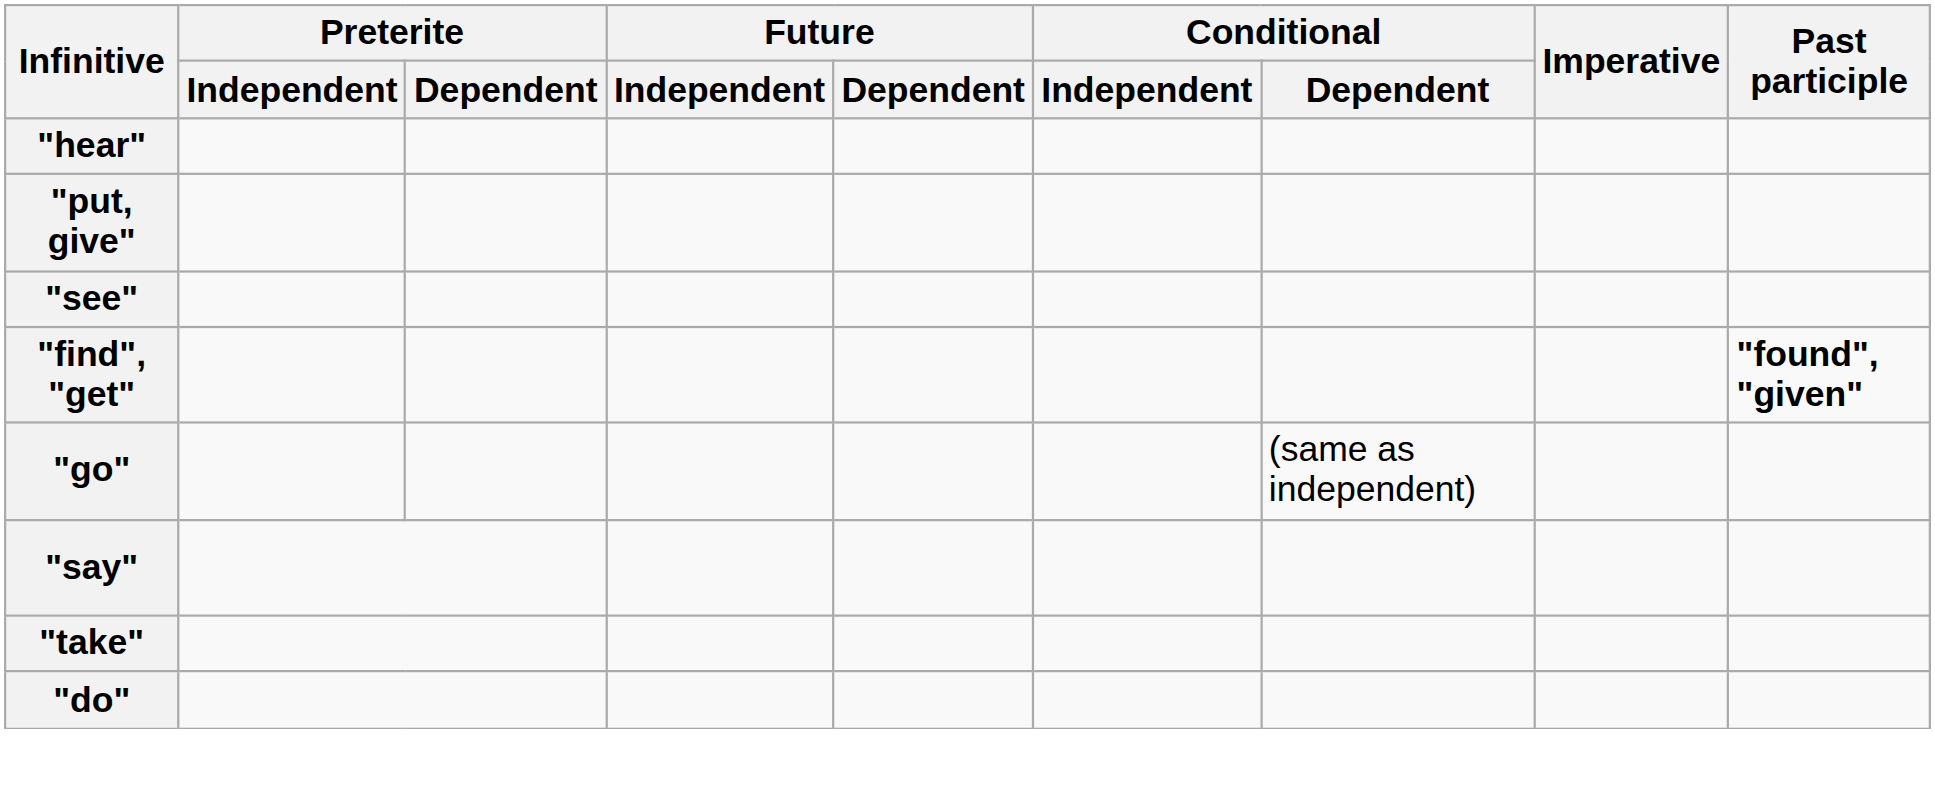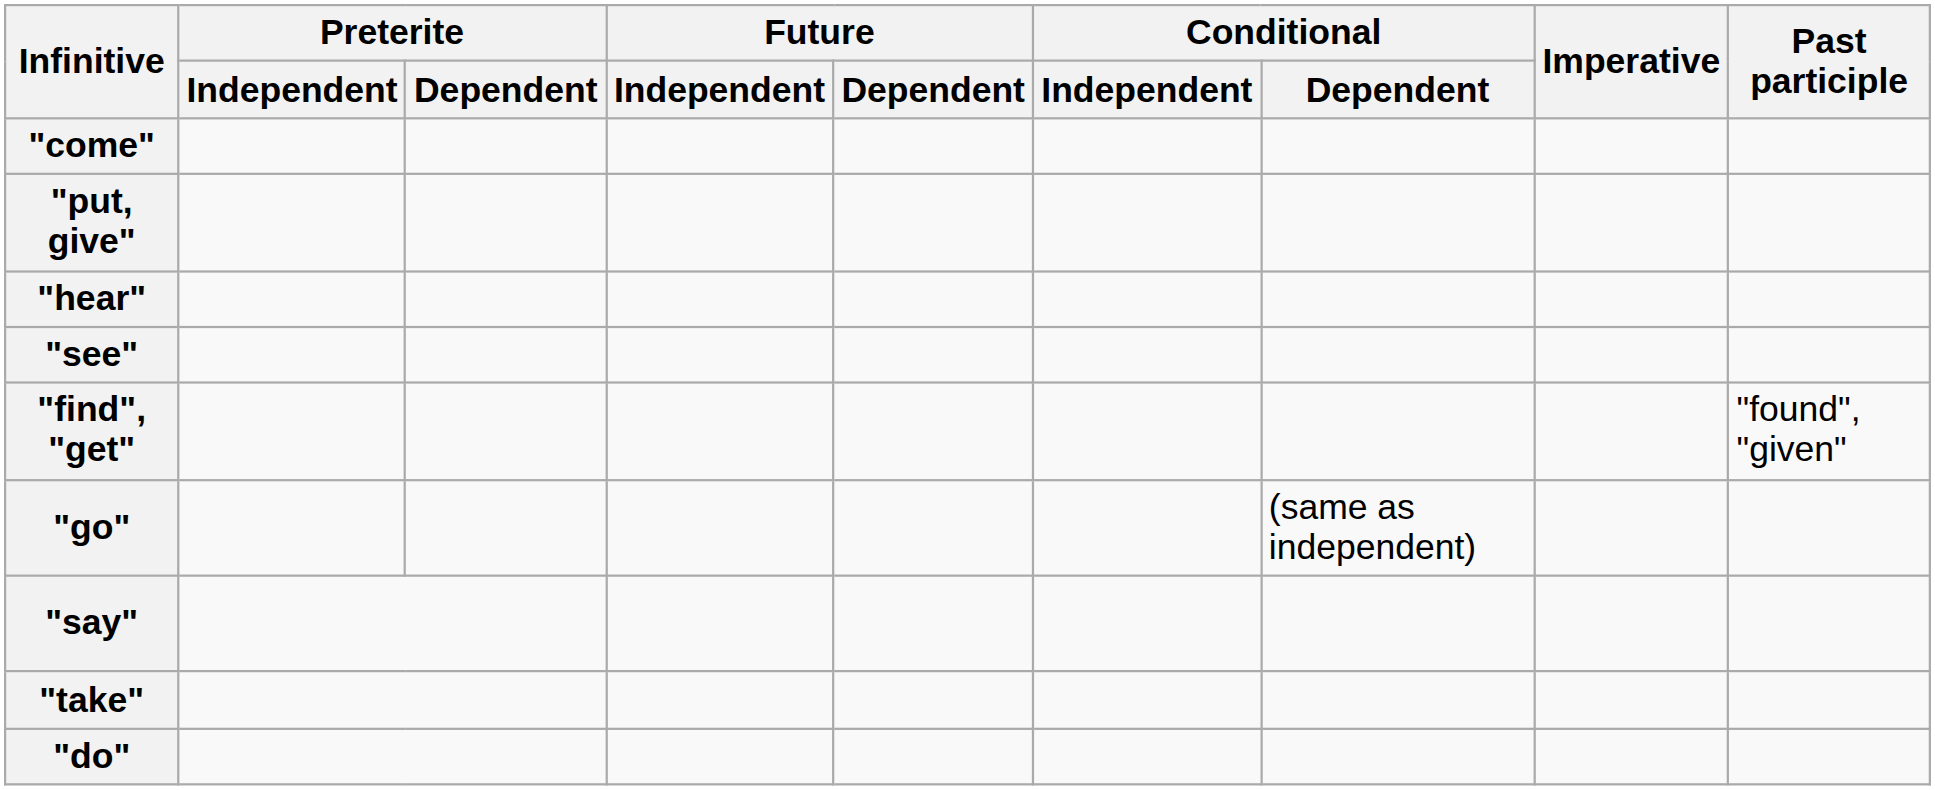+ row: (92, 145)
rows swapped: (92, 145) <-> (92, 221)
(1808, 374) bold -> (1799, 430) normal
